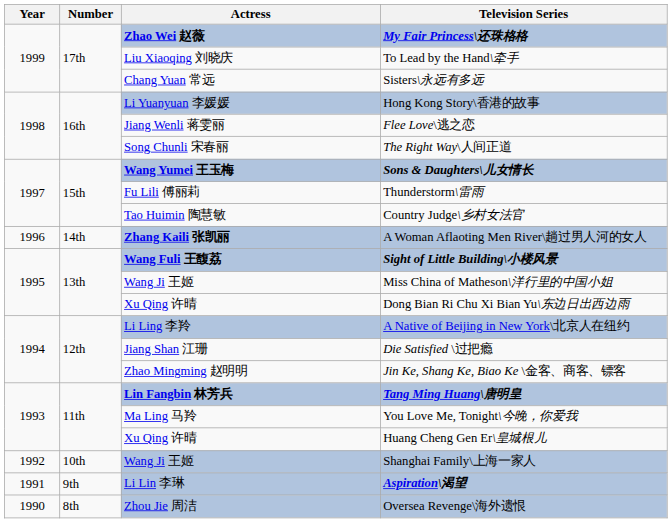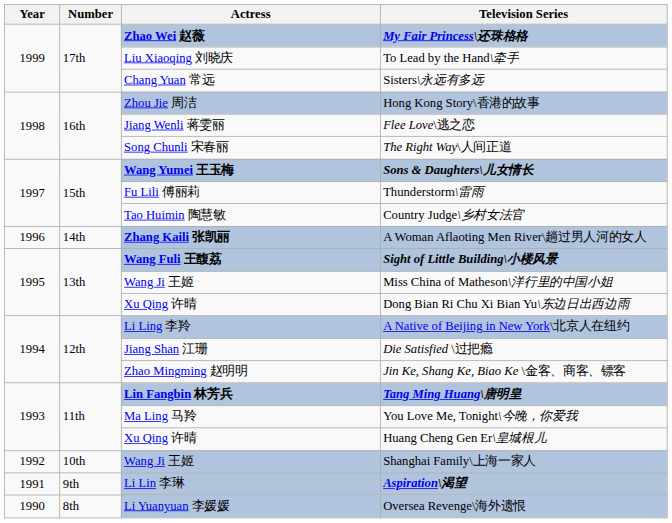(177, 102) Li Yuanyuan 李媛媛 -> (160, 102) Zhou Jie 周洁
(160, 506) Zhou Jie 周洁 -> (177, 506) Li Yuanyuan 李媛媛
